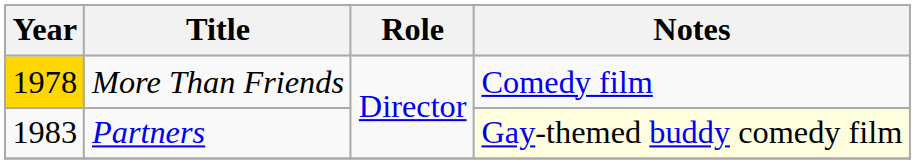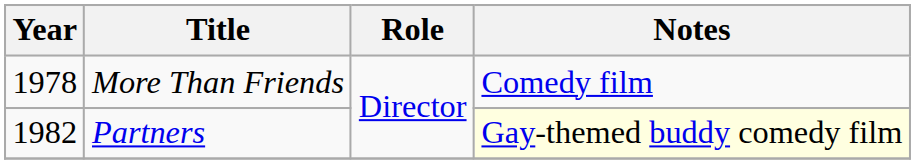(45, 81) gold background -> (45, 81) no background
(45, 132) 1983 -> (45, 132) 1982
